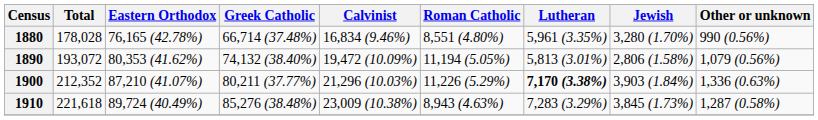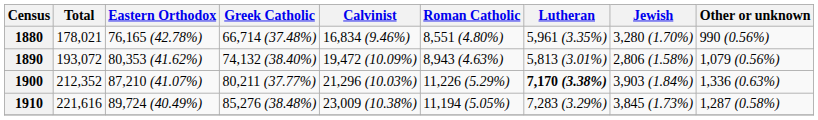(79, 37) 178,028 -> (79, 37) 178,021
(467, 59) 11,194 (5.05%) -> (463, 59) 8,943 (4.63%)
(79, 103) 221,618 -> (79, 103) 221,616
(463, 103) 8,943 (4.63%) -> (467, 103) 11,194 (5.05%)
